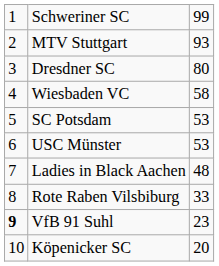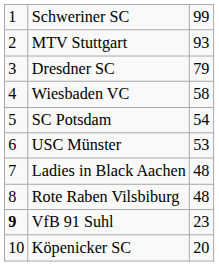(201, 68) 80 -> (201, 68) 79
(201, 119) 53 -> (201, 119) 54
(201, 196) 33 -> (201, 196) 48
